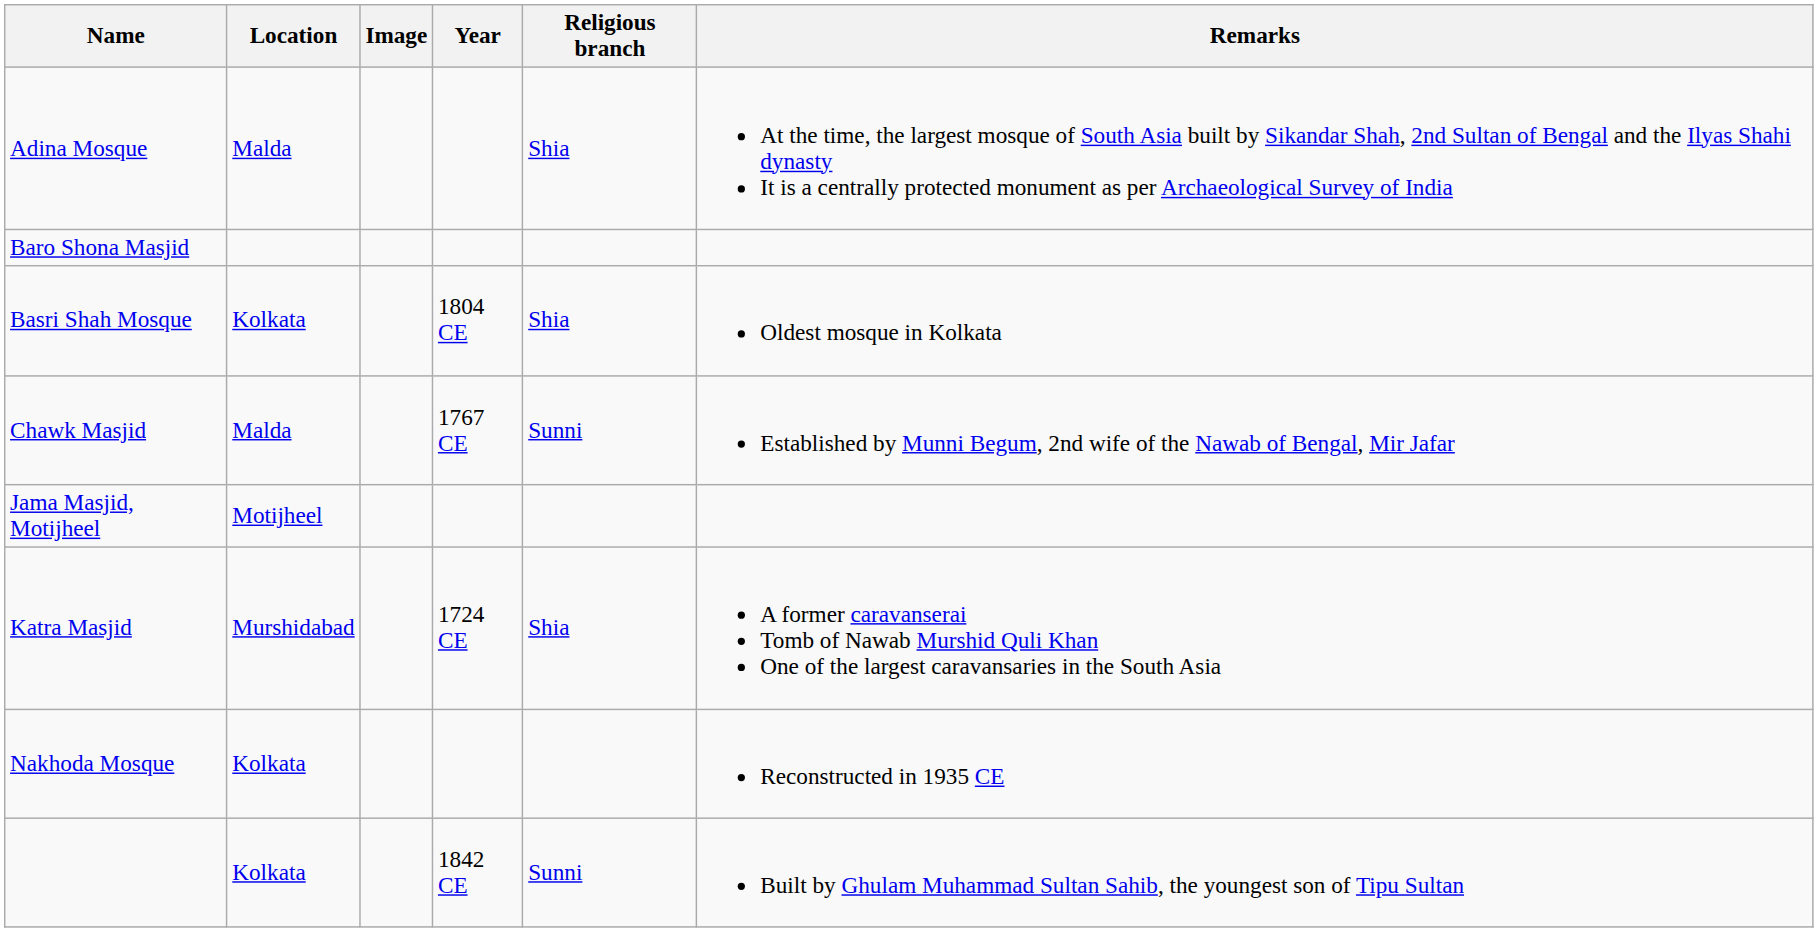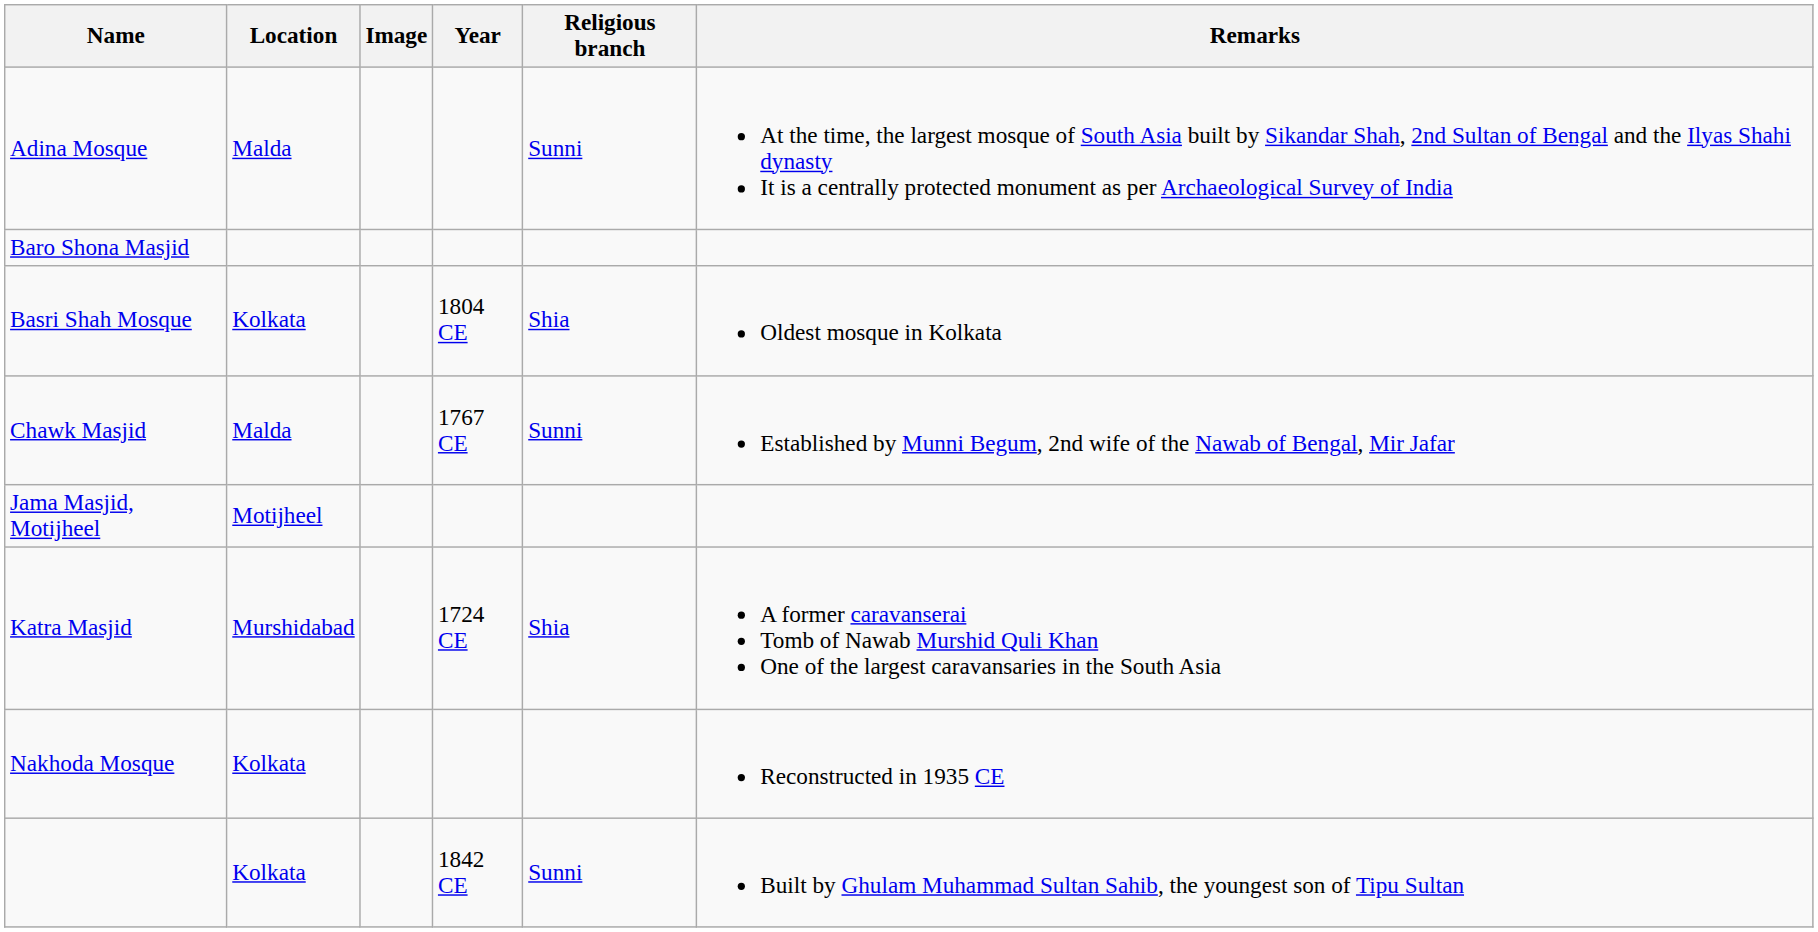(549, 148) Shia -> (555, 148) Sunni
